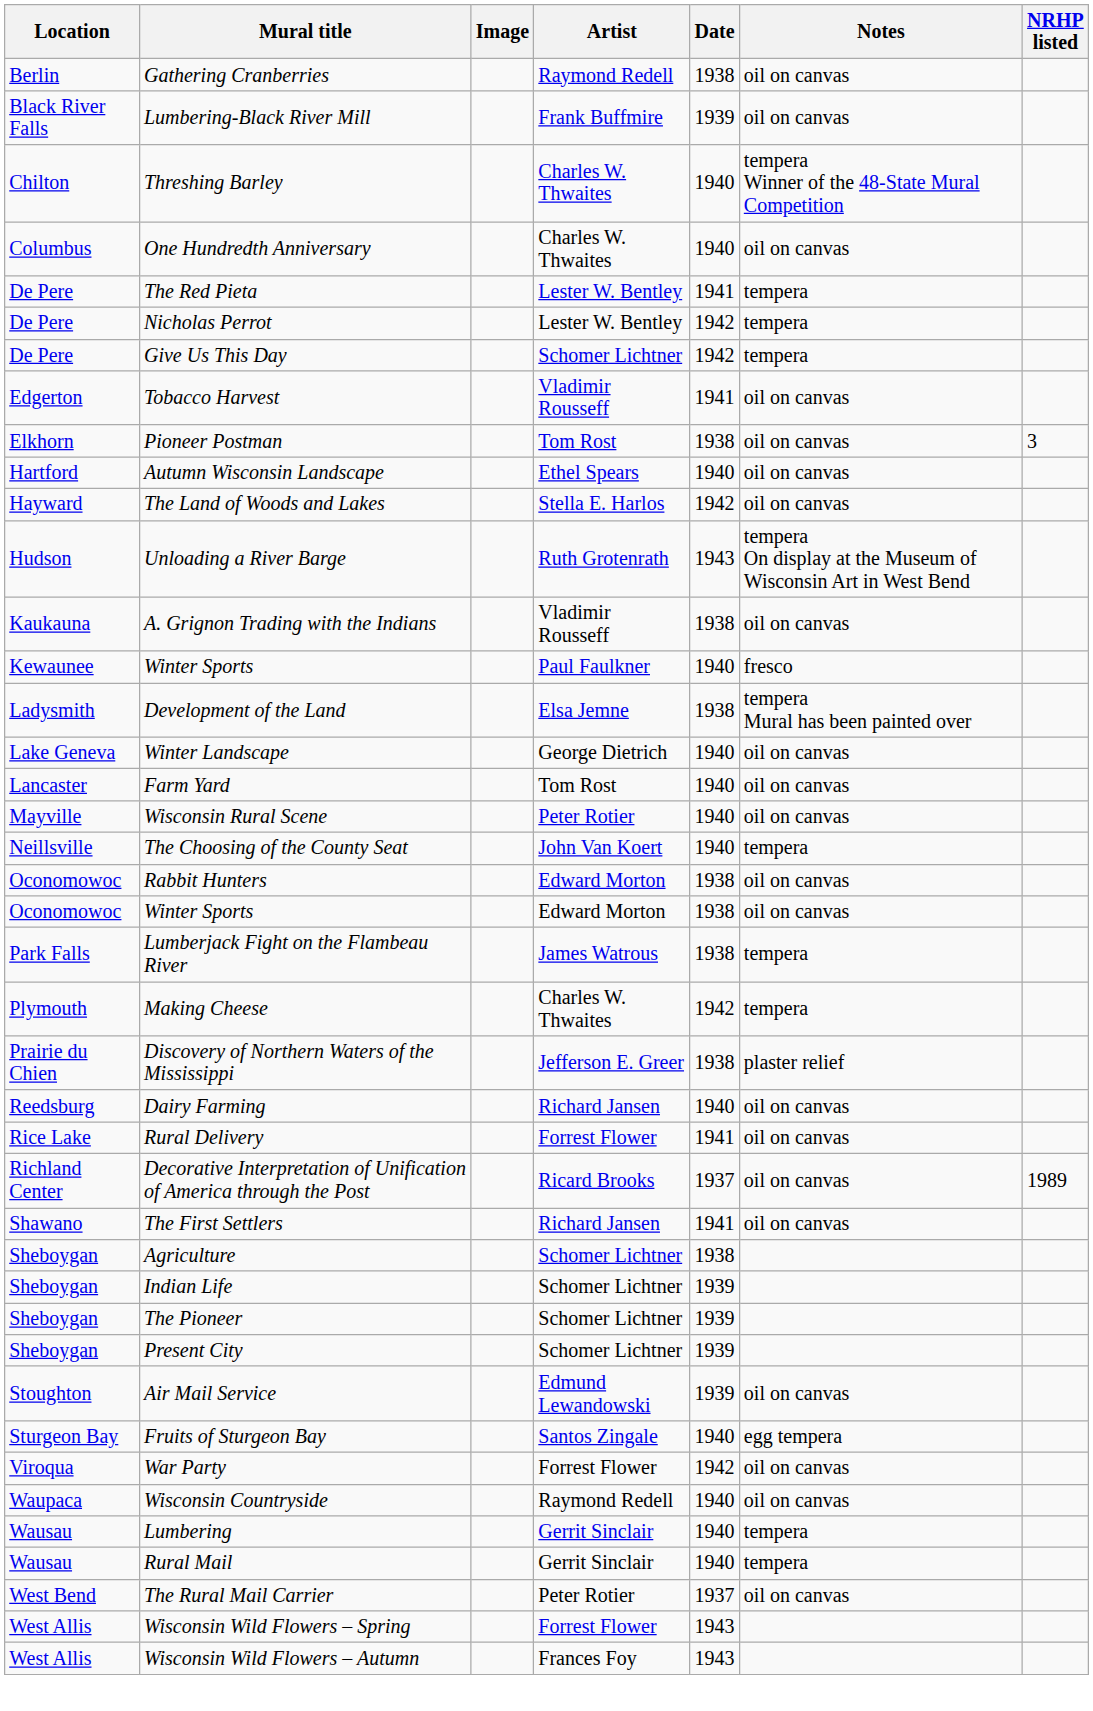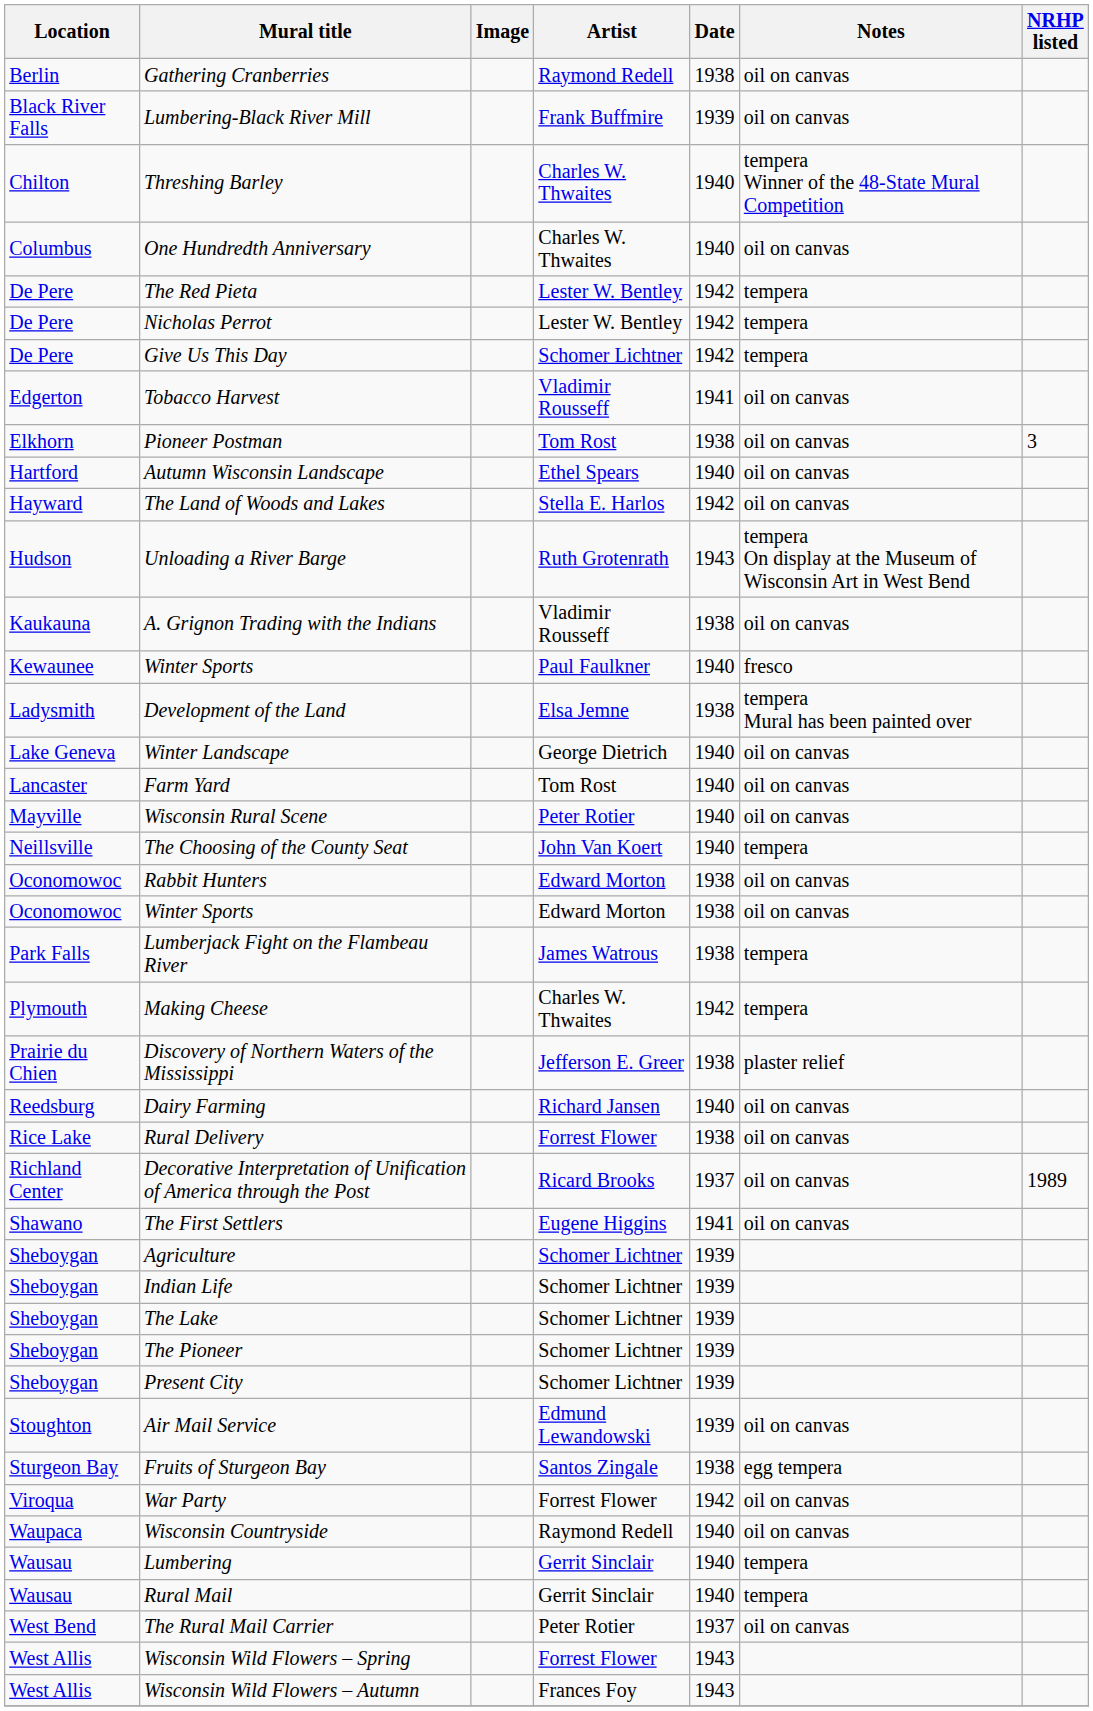(715, 291) 1941 -> (715, 291) 1942
(715, 1137) 1941 -> (715, 1137) 1938
(599, 1223) Richard Jansen -> (602, 1223) Eugene Higgins
(715, 1255) 1938 -> (715, 1255) 1939
+ row: (54, 1318)
(715, 1436) 1940 -> (715, 1468) 1938
